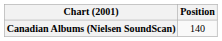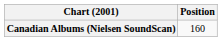(198, 28) 140 -> (198, 28) 160
